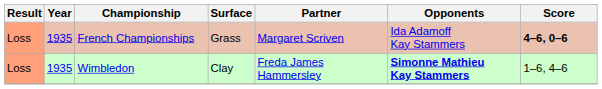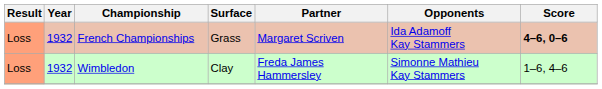(60, 37) 1935 -> (60, 37) 1932
(60, 68) 1935 -> (60, 68) 1932
(437, 68) bold -> (435, 68) normal
